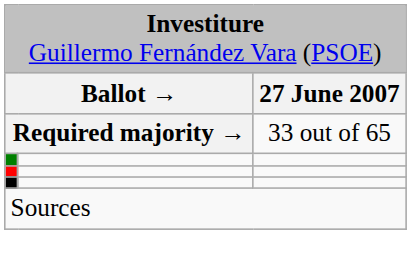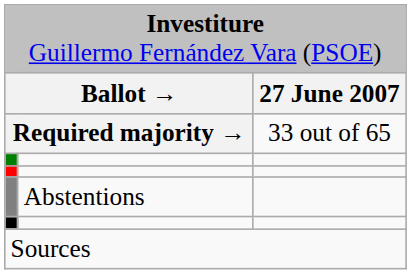+ row: (11, 197)
